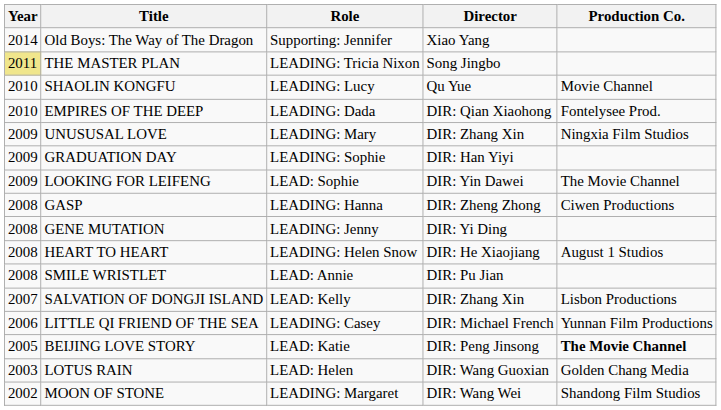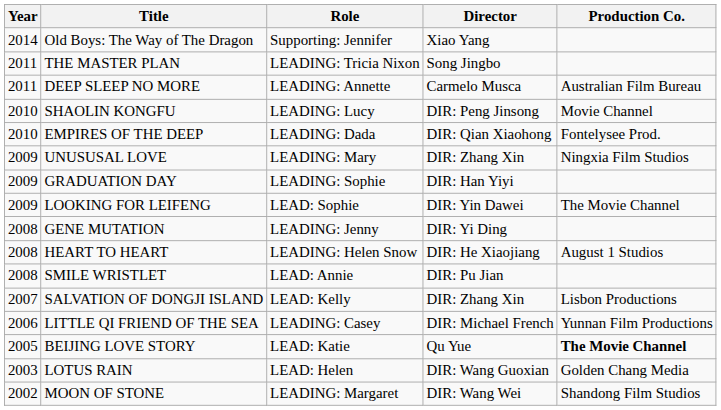(22, 63) khaki background -> (22, 63) no background
+ row: (122, 87)
(449, 87) Qu Yue -> (483, 110) DIR: Peng Jinsong
- row: (64, 205)
(483, 346) DIR: Peng Jinsong -> (449, 346) Qu Yue
